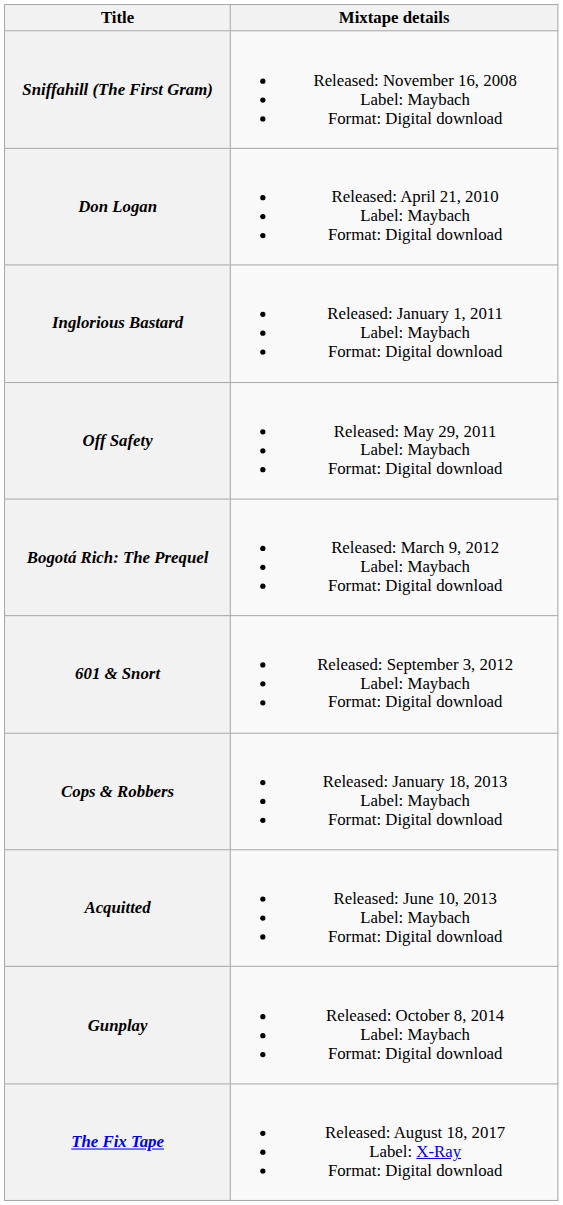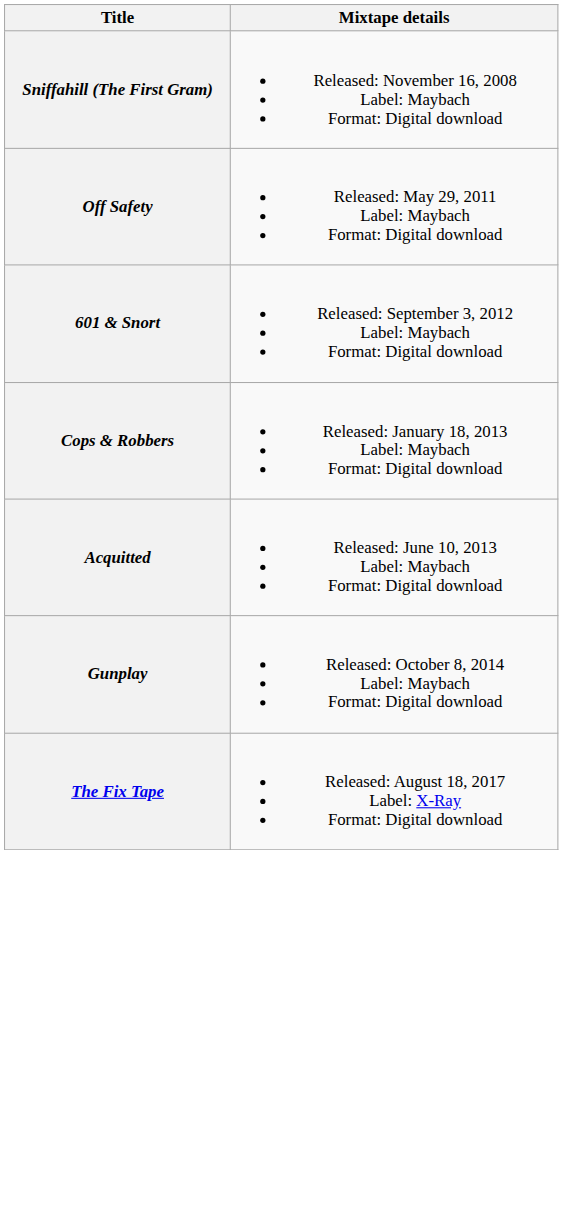- row: (118, 206)
- row: (118, 323)
- row: (118, 557)
